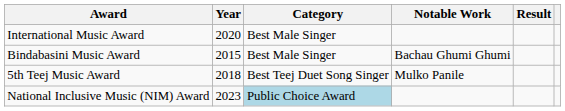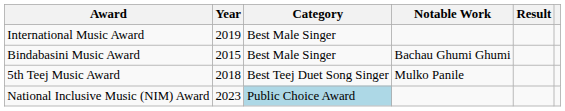(228, 34) 2020 -> (228, 34) 2019
